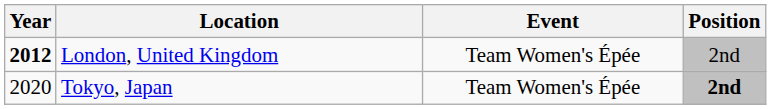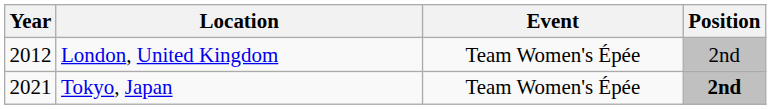(30, 54) bold -> (30, 54) normal
(30, 87) 2020 -> (30, 87) 2021
